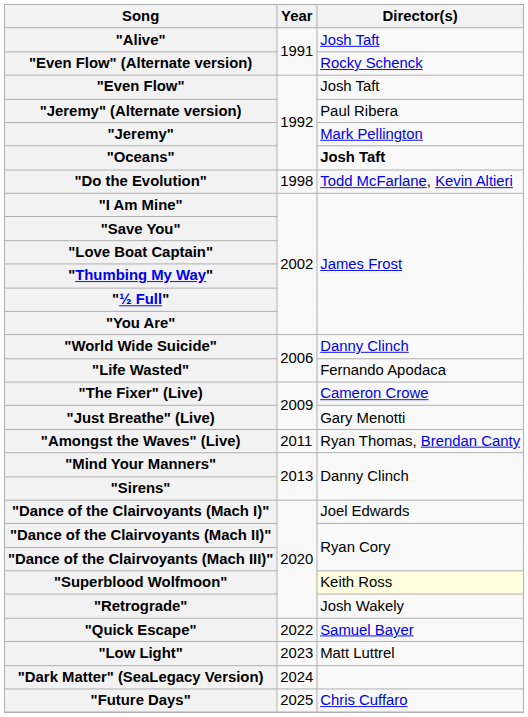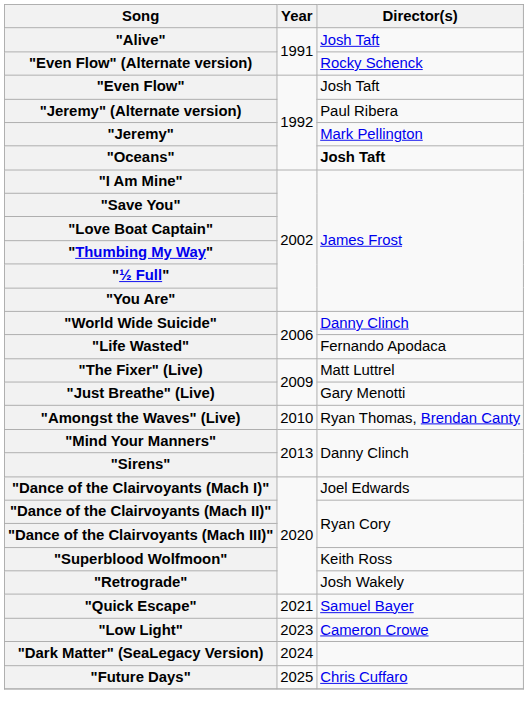- row: (141, 181)
(374, 393) Cameron Crowe -> (357, 370) Matt Luttrel
(296, 441) 2011 -> (297, 417) 2010
(356, 582) lightyellow background -> (356, 559) no background
(297, 629) 2022 -> (297, 606) 2021
(357, 653) Matt Luttrel -> (374, 629) Cameron Crowe
